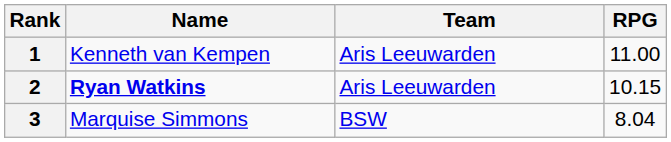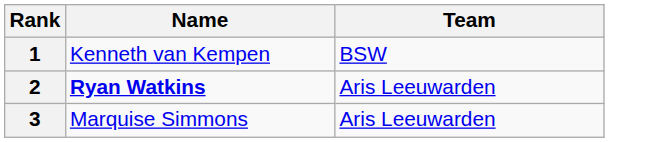- column: (635, 20)
(418, 53) Aris Leeuwarden -> (363, 53) BSW
(363, 119) BSW -> (418, 119) Aris Leeuwarden
